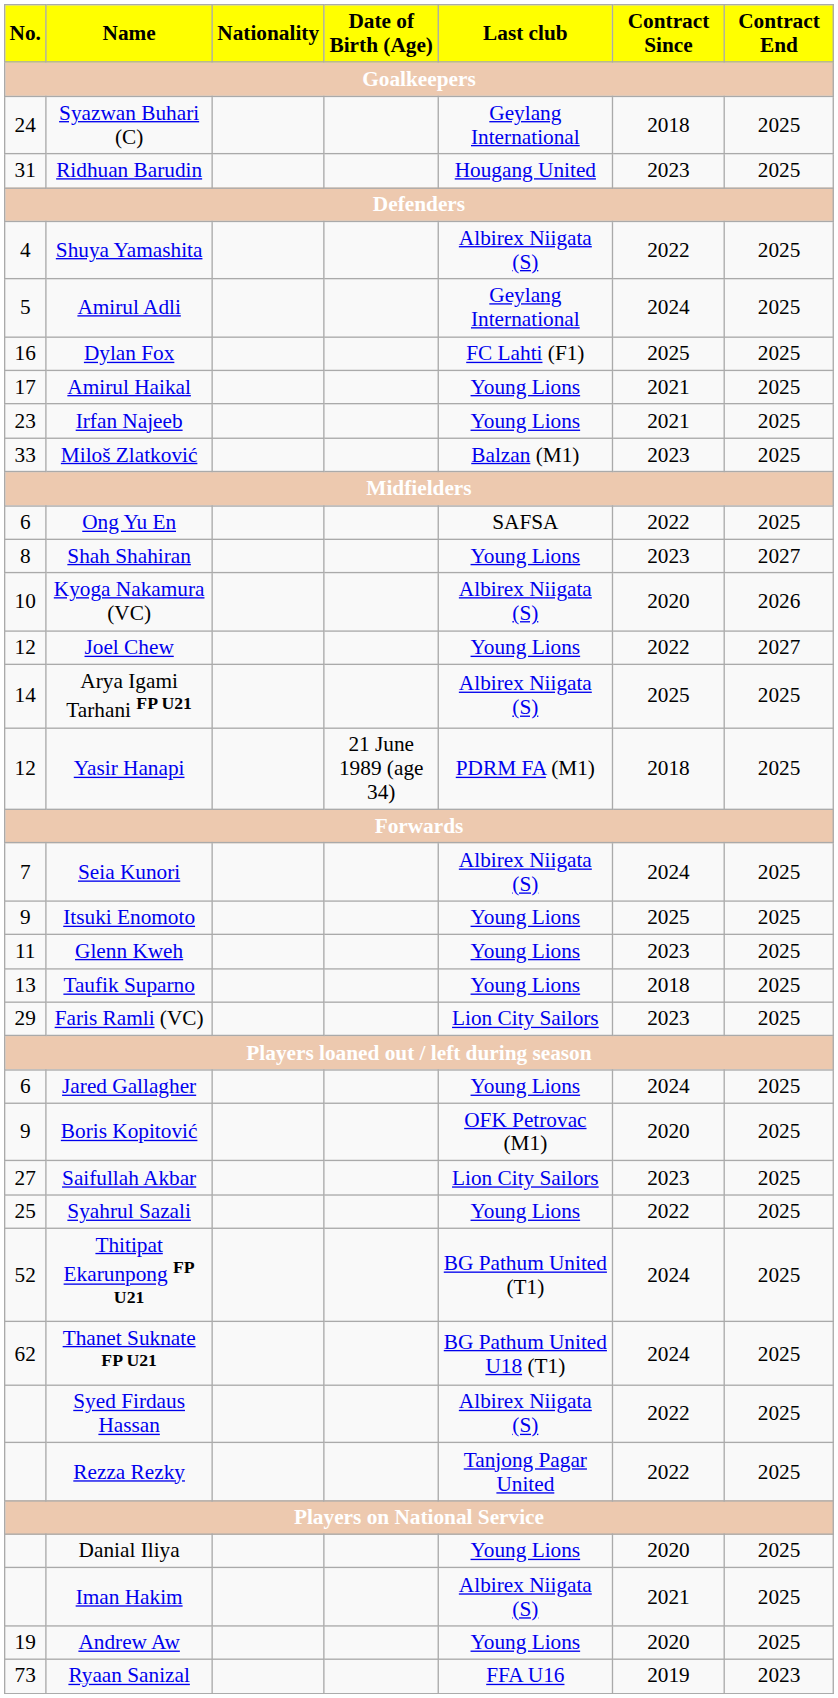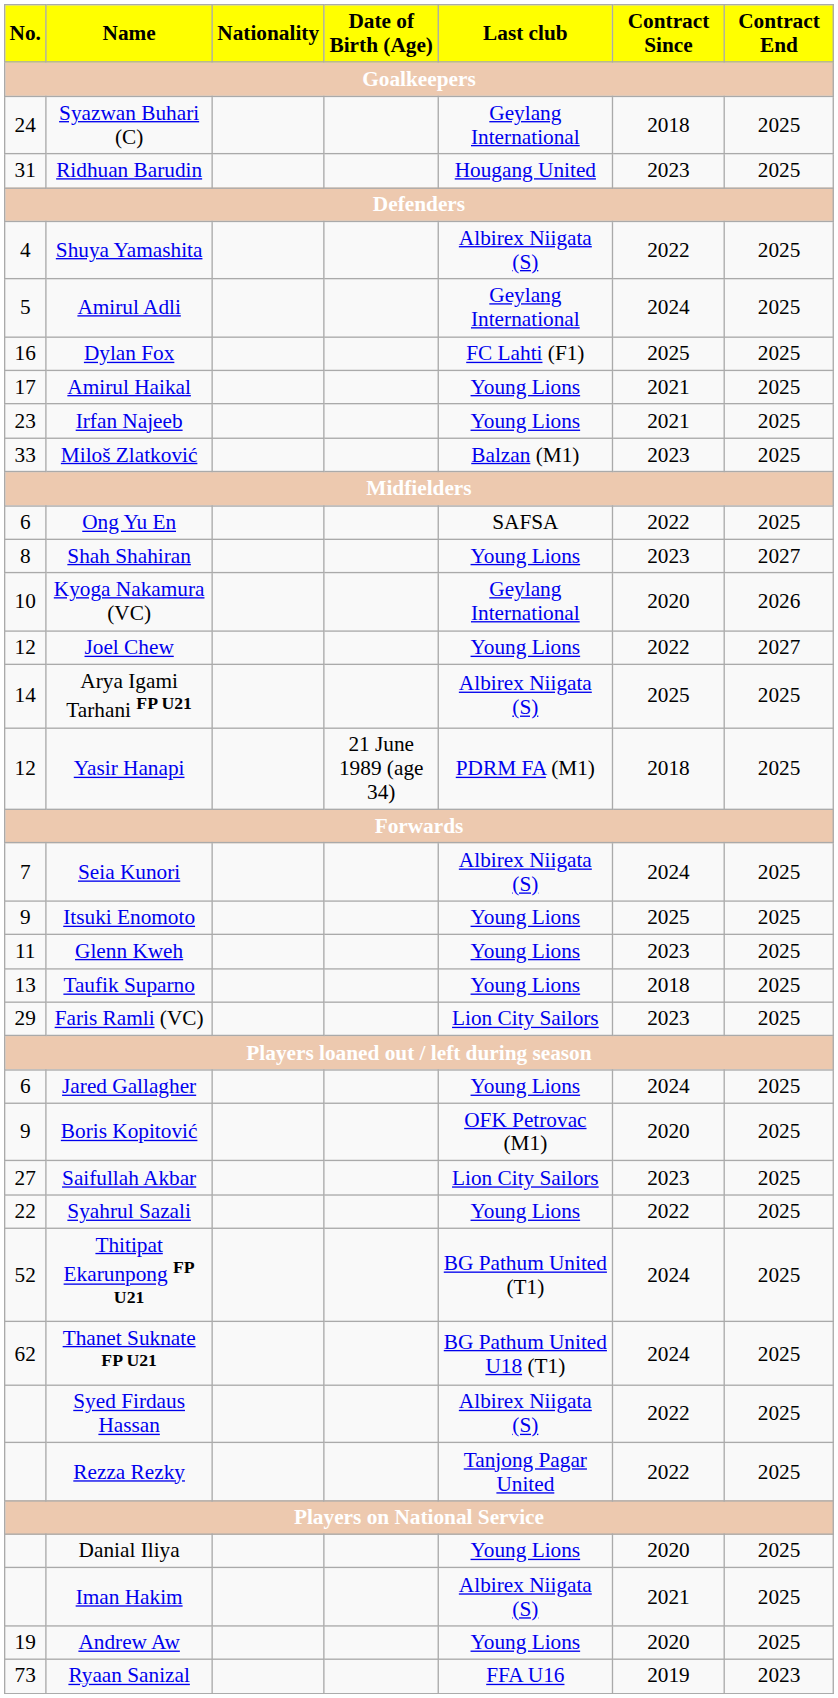(525, 601) Albirex Niigata (S) -> (525, 601) Geylang International
(25, 1211) 25 -> (25, 1211) 22
